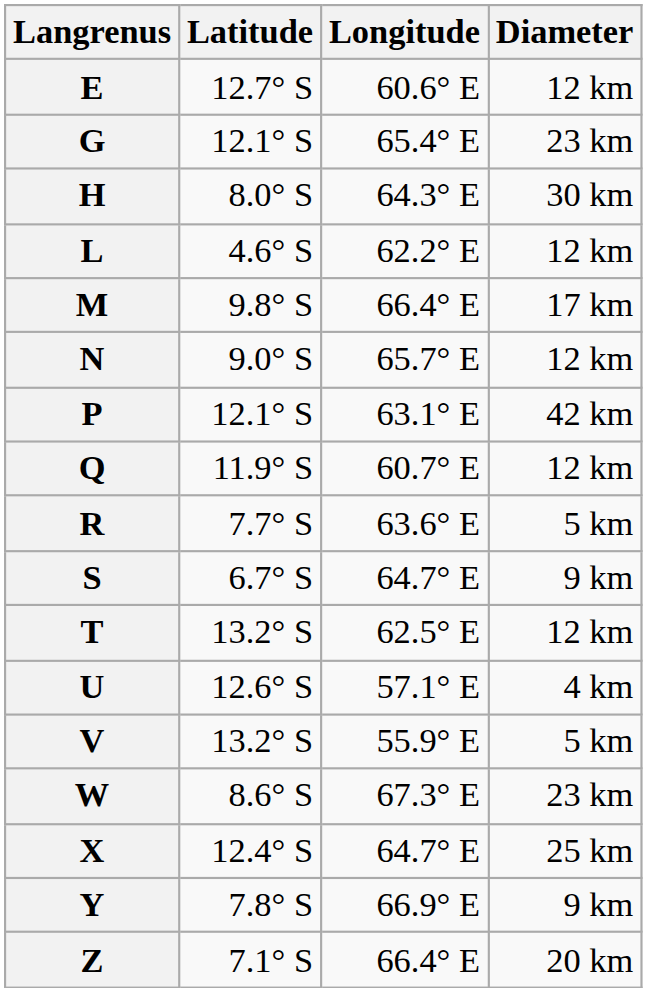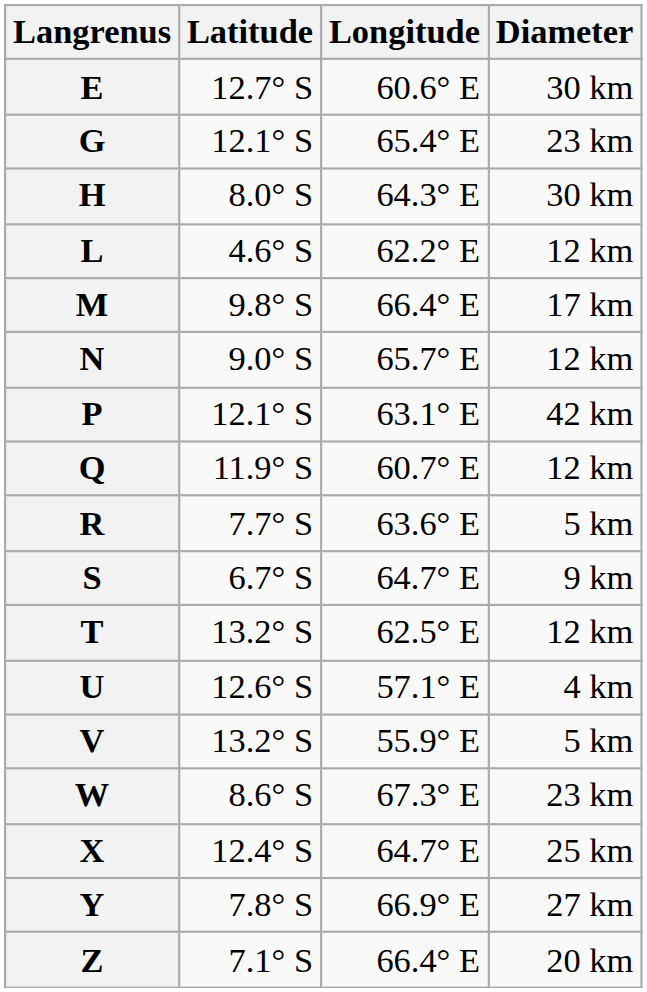(590, 86) 12 km -> (590, 86) 30 km
(598, 904) 9 km -> (590, 904) 27 km
